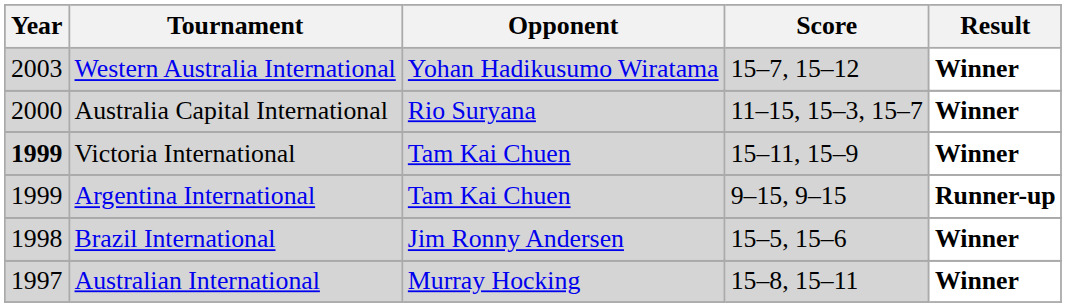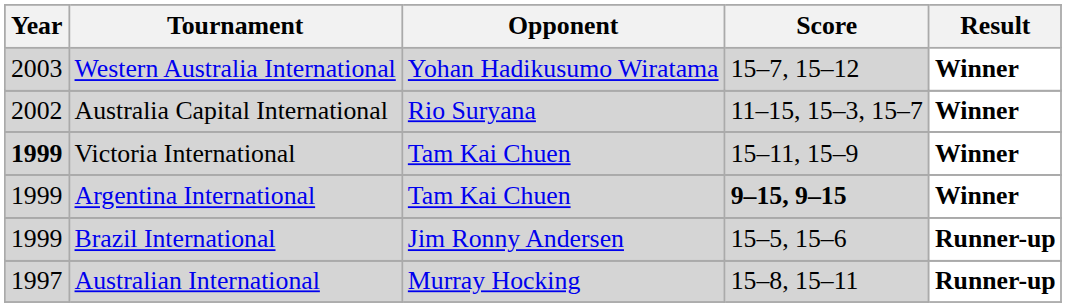(37, 111) 2000 -> (37, 111) 2002
(789, 196) normal -> (789, 196) bold
(995, 196) Runner-up -> (977, 196) Winner
(37, 238) 1998 -> (37, 238) 1999
(977, 238) Winner -> (995, 238) Runner-up
(977, 281) Winner -> (995, 281) Runner-up
